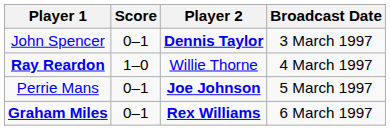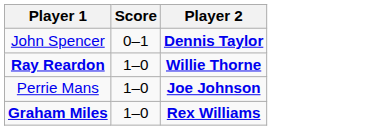- column: (326, 16)
(214, 64) normal -> (214, 64) bold
(136, 88) 0–1 -> (136, 88) 1–0
(136, 112) 0–1 -> (136, 112) 1–0
